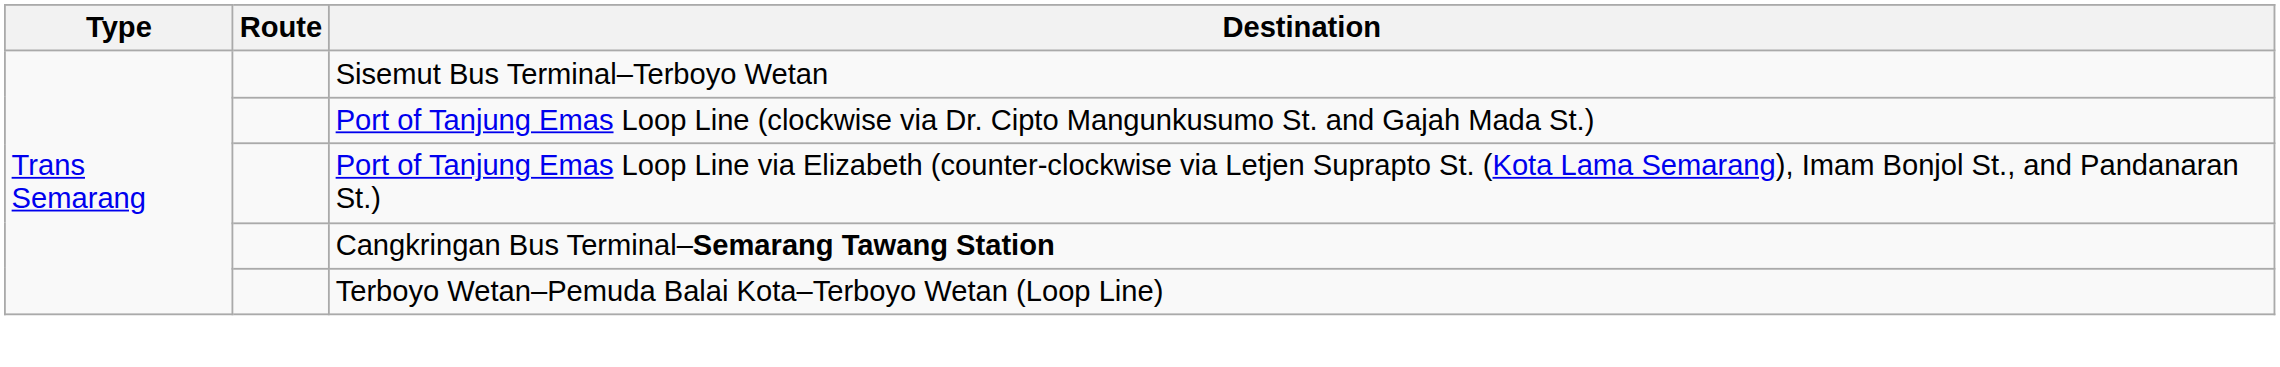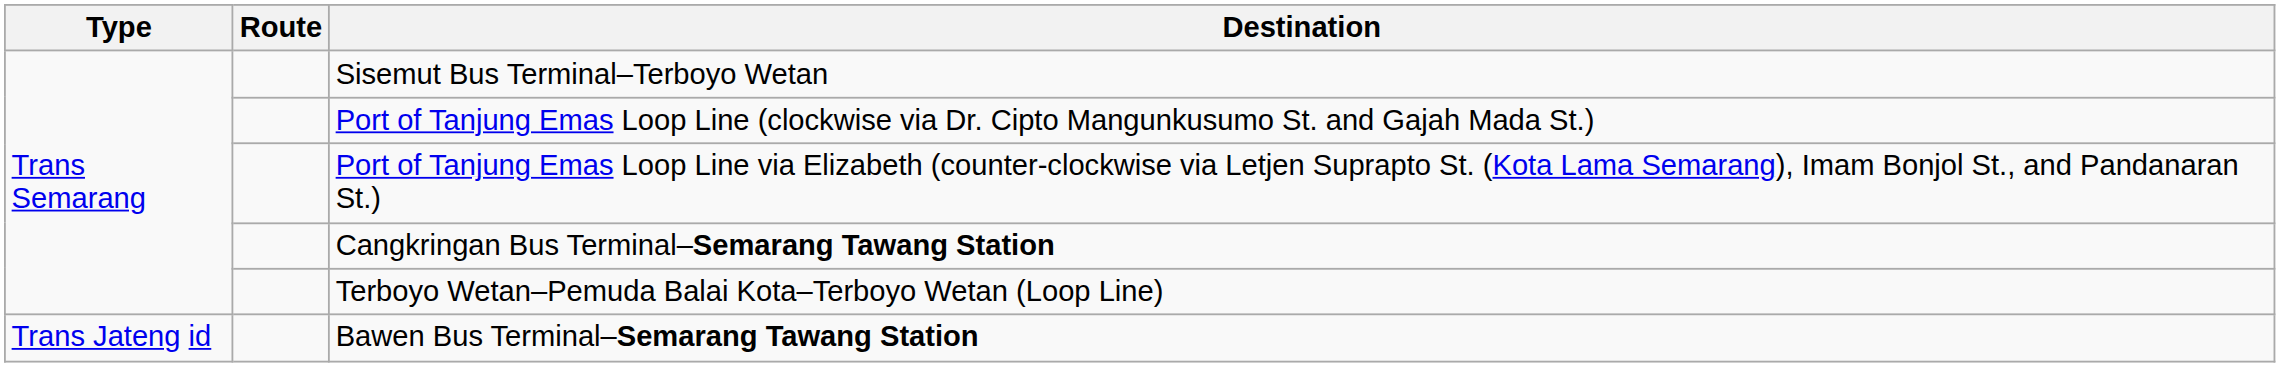+ row: (657, 337)
